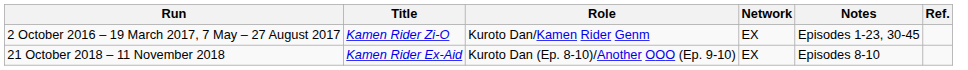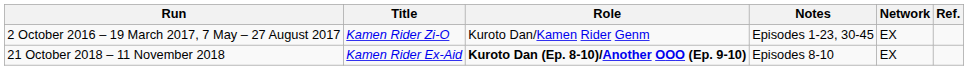columns swapped: (767, 14) <-> (859, 14)
(602, 55) normal -> (607, 55) bold
